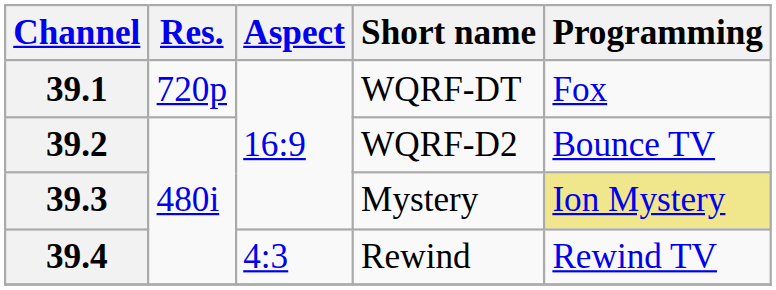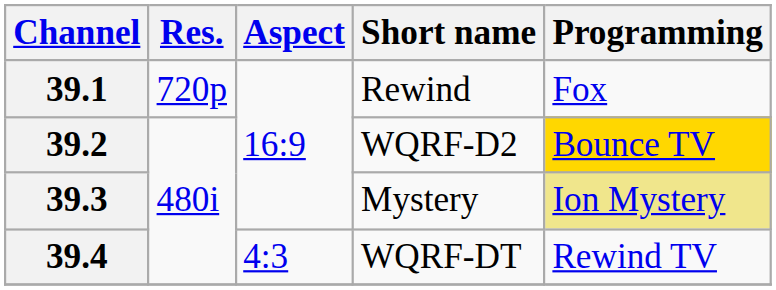(441, 88) WQRF-DT -> (416, 88) Rewind
(634, 144) no background -> (634, 144) gold background
(416, 255) Rewind -> (441, 255) WQRF-DT
